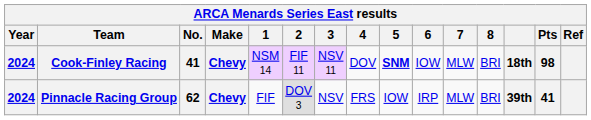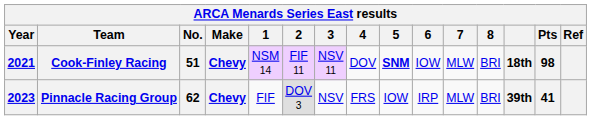(21, 63) 2024 -> (21, 63) 2021
(193, 63) 41 -> (193, 63) 51
(21, 97) 2024 -> (21, 97) 2023
